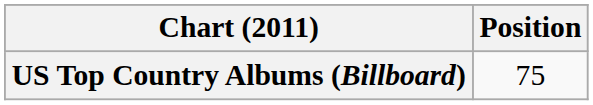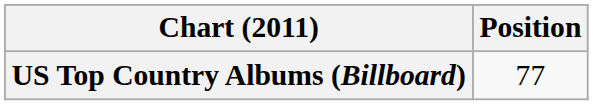(530, 74) 75 -> (530, 74) 77
